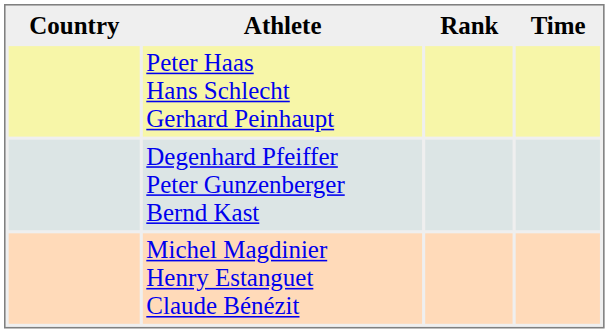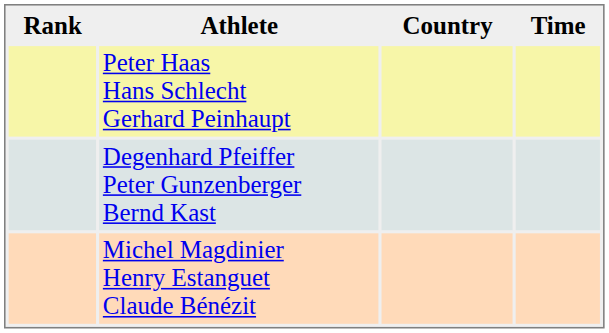columns swapped: (469, 25) <-> (74, 25)
